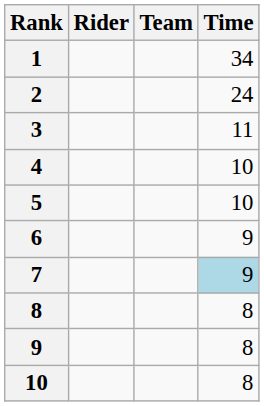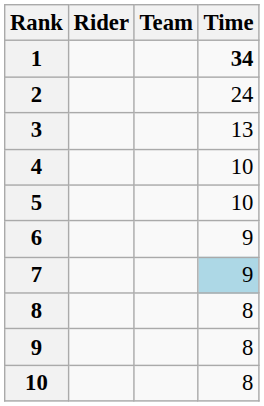(242, 58) normal -> (242, 58) bold
(243, 130) 11 -> (242, 130) 13
